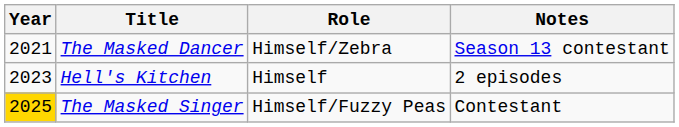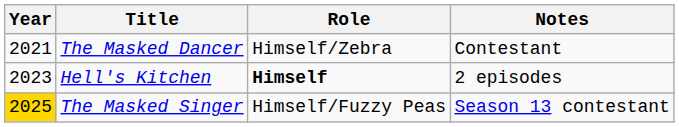(562, 49) Season 13 contestant -> (508, 49) Contestant
(290, 78) normal -> (290, 78) bold
(508, 107) Contestant -> (562, 107) Season 13 contestant
